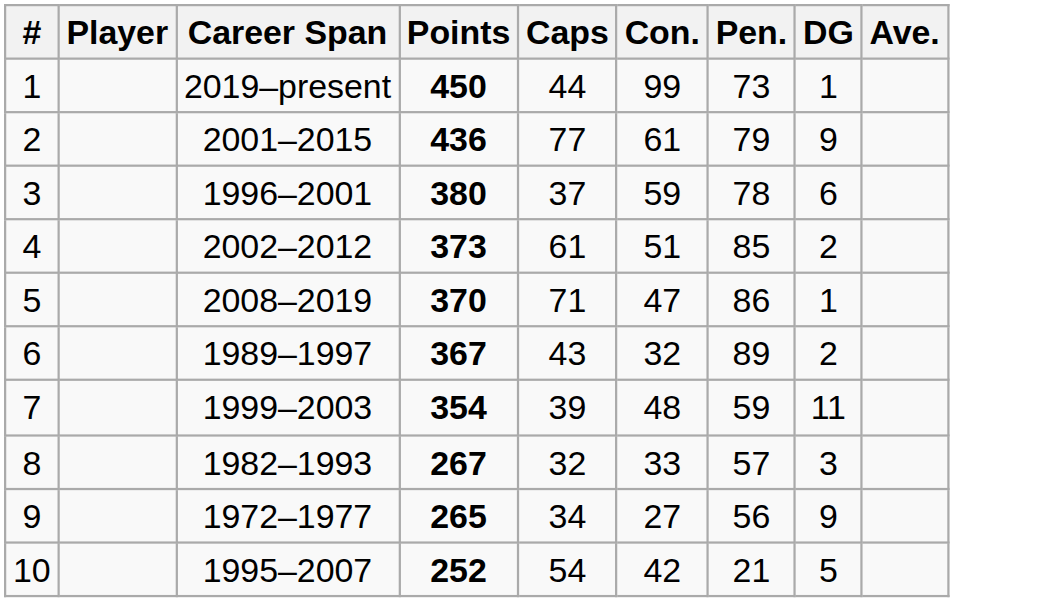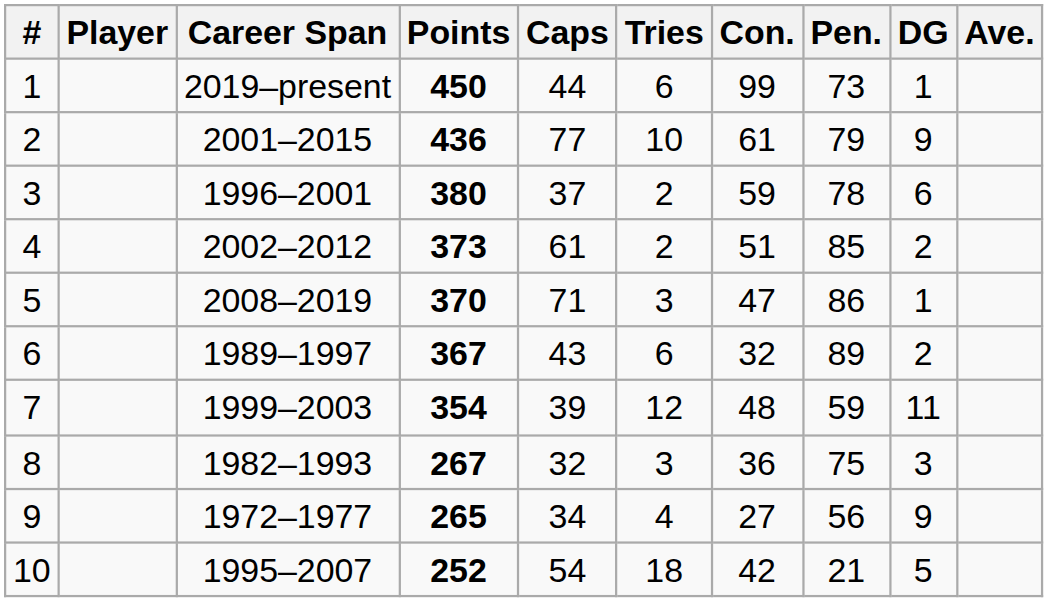+ column: (664, 32)
(662, 461) 33 -> (757, 461) 36
(751, 461) 57 -> (846, 461) 75
